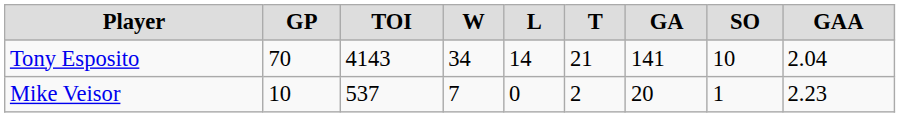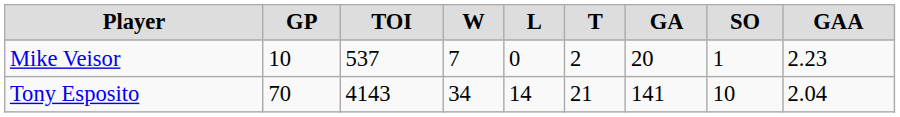rows swapped: (75, 58) <-> (65, 93)
